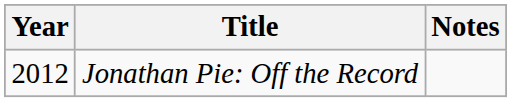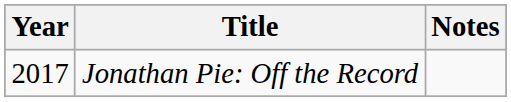(40, 72) 2012 -> (40, 72) 2017
